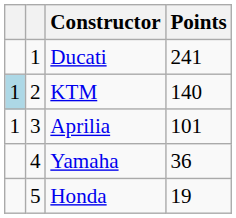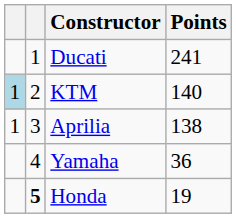(186, 126) 101 -> (186, 126) 138
(35, 196) normal -> (35, 196) bold
